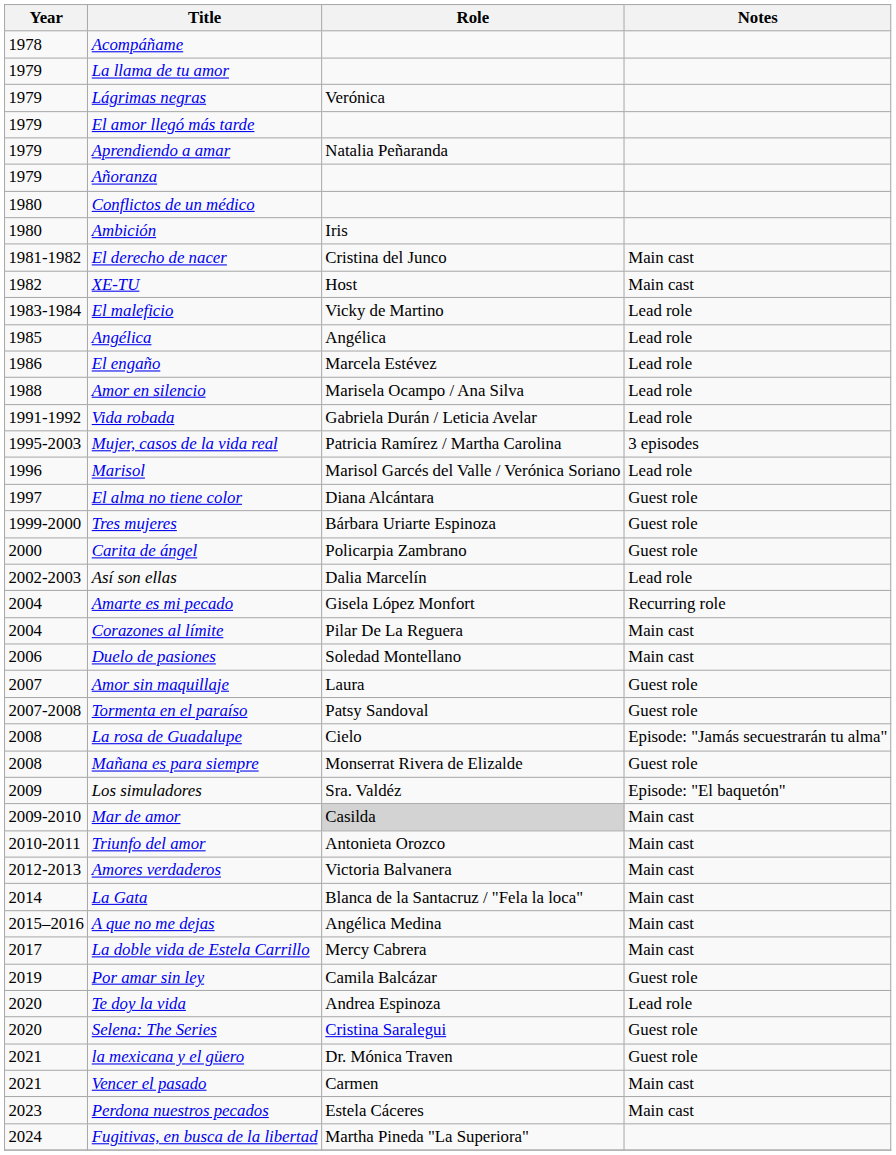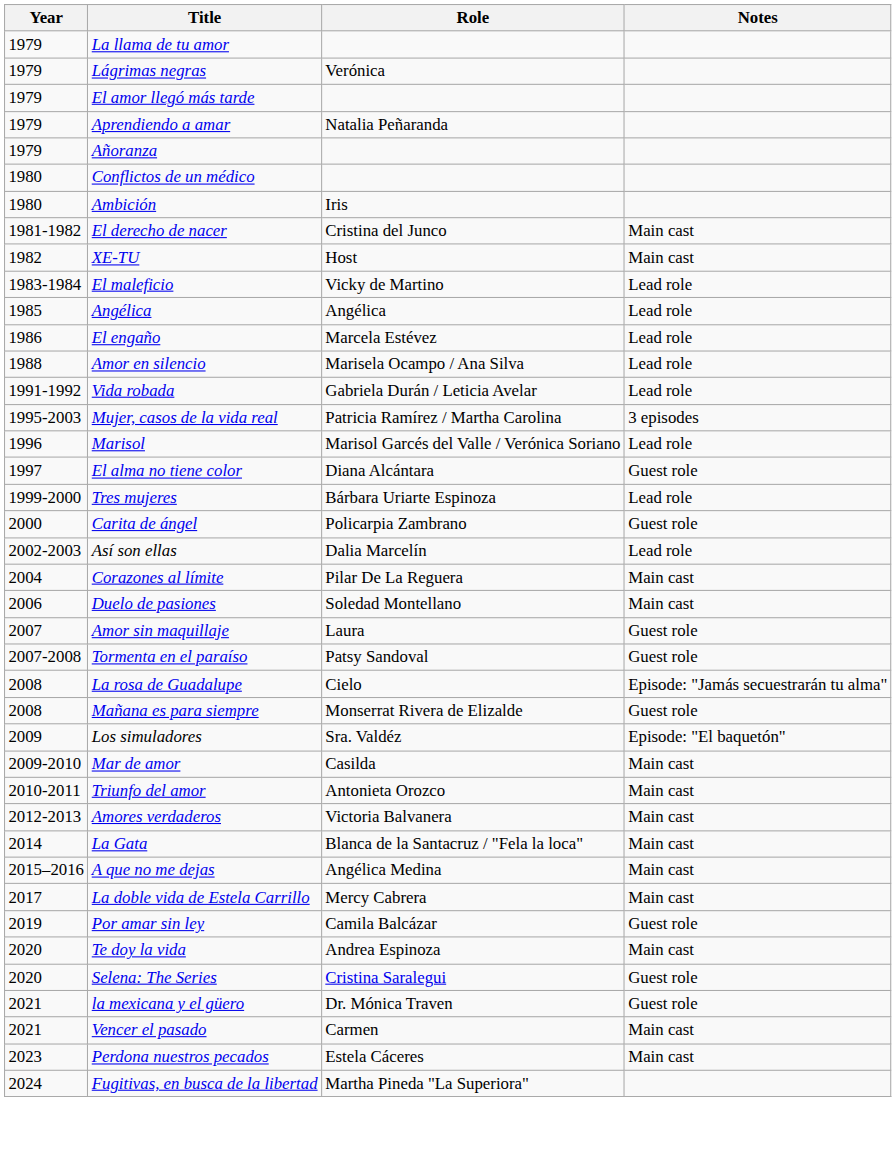- row: (137, 44)
(663, 524) Guest role -> (660, 497) Lead role
- row: (162, 603)
(351, 817) lightgrey background -> (351, 763) no background
(660, 1003) Lead role -> (661, 950) Main cast
